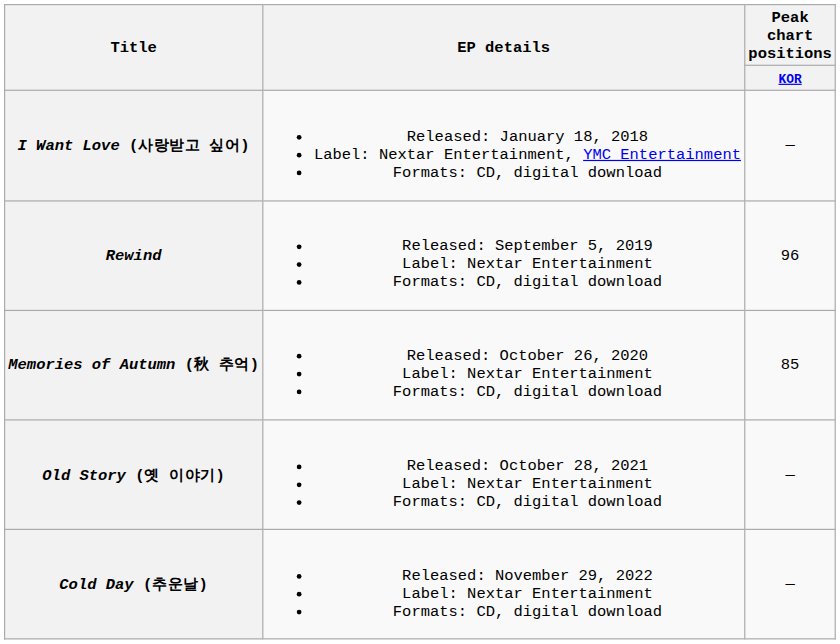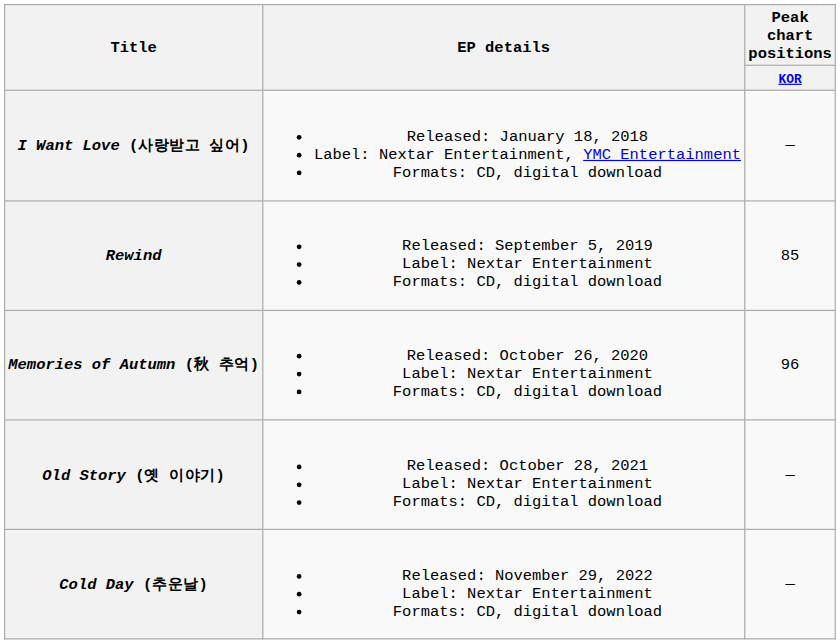(790, 255) 96 -> (790, 255) 85
(790, 365) 85 -> (790, 365) 96
